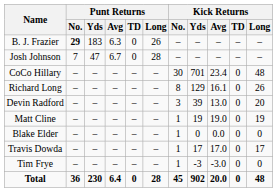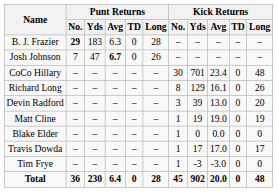(156, 42) 26 -> (156, 42) 28
(115, 57) normal -> (115, 57) bold
(156, 57) 28 -> (156, 57) 26
